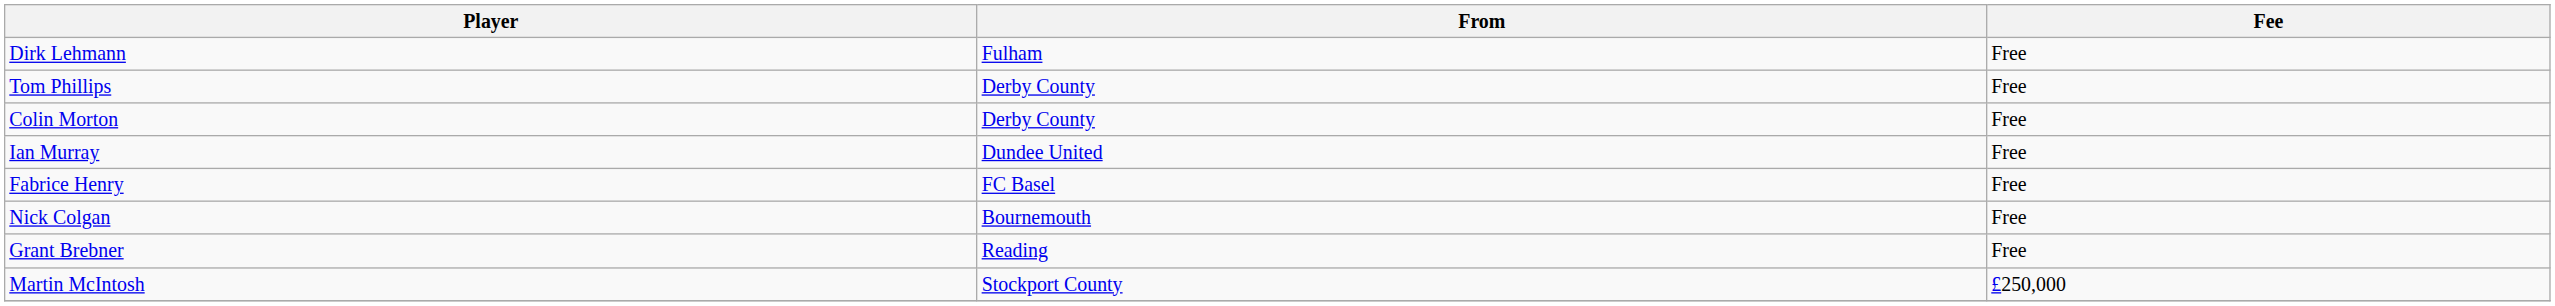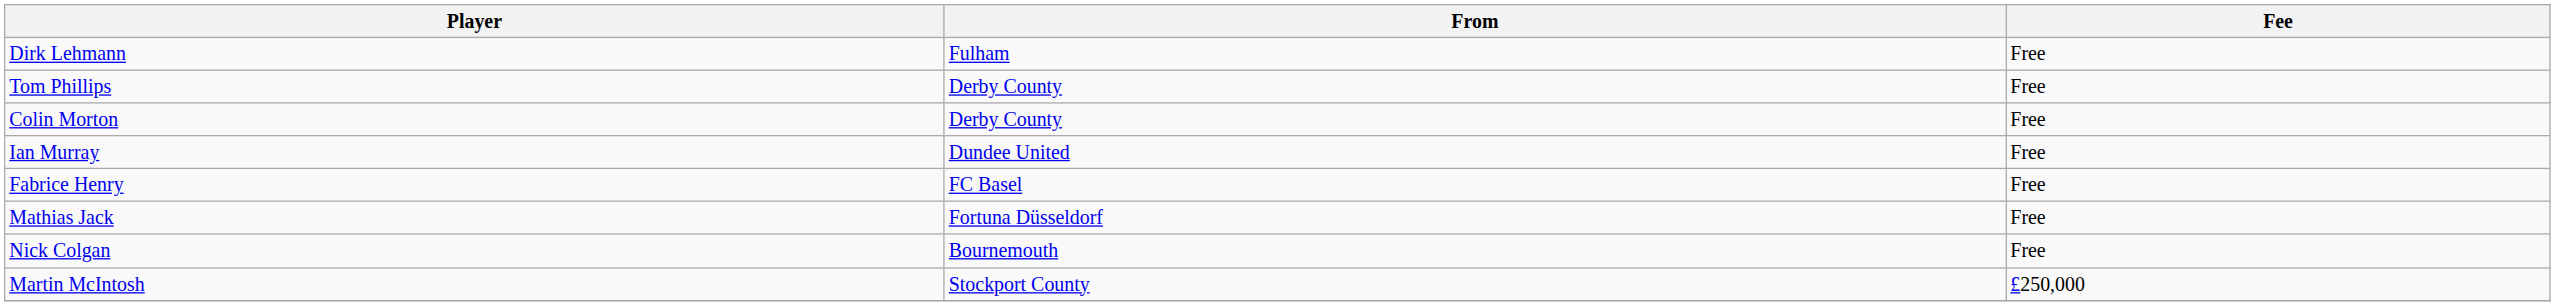+ row: (61, 218)
- row: (66, 250)
